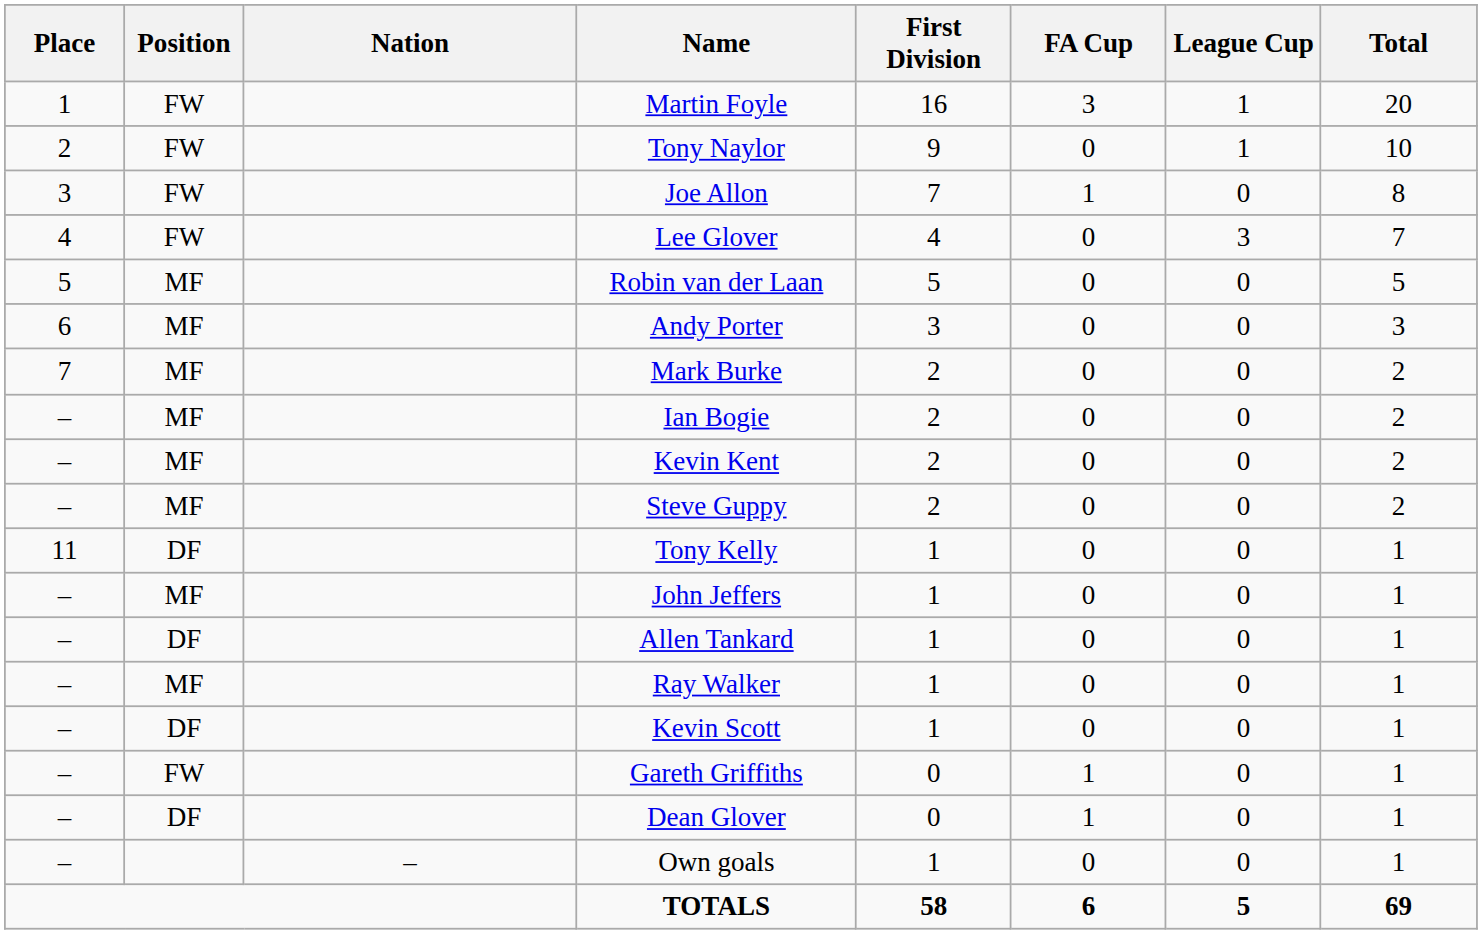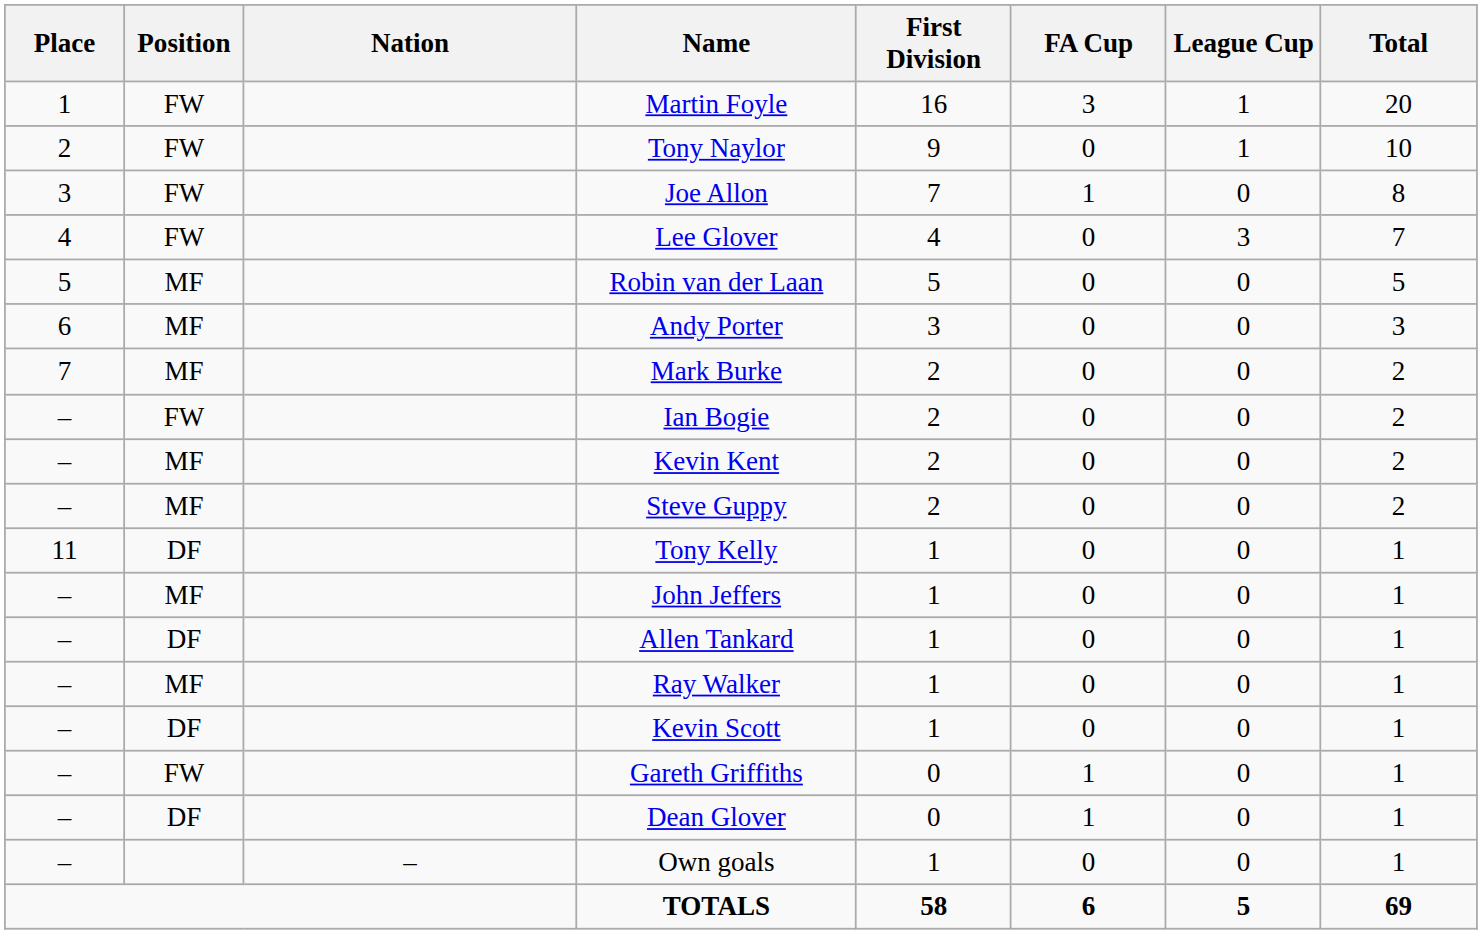(184, 415) MF -> (184, 415) FW
